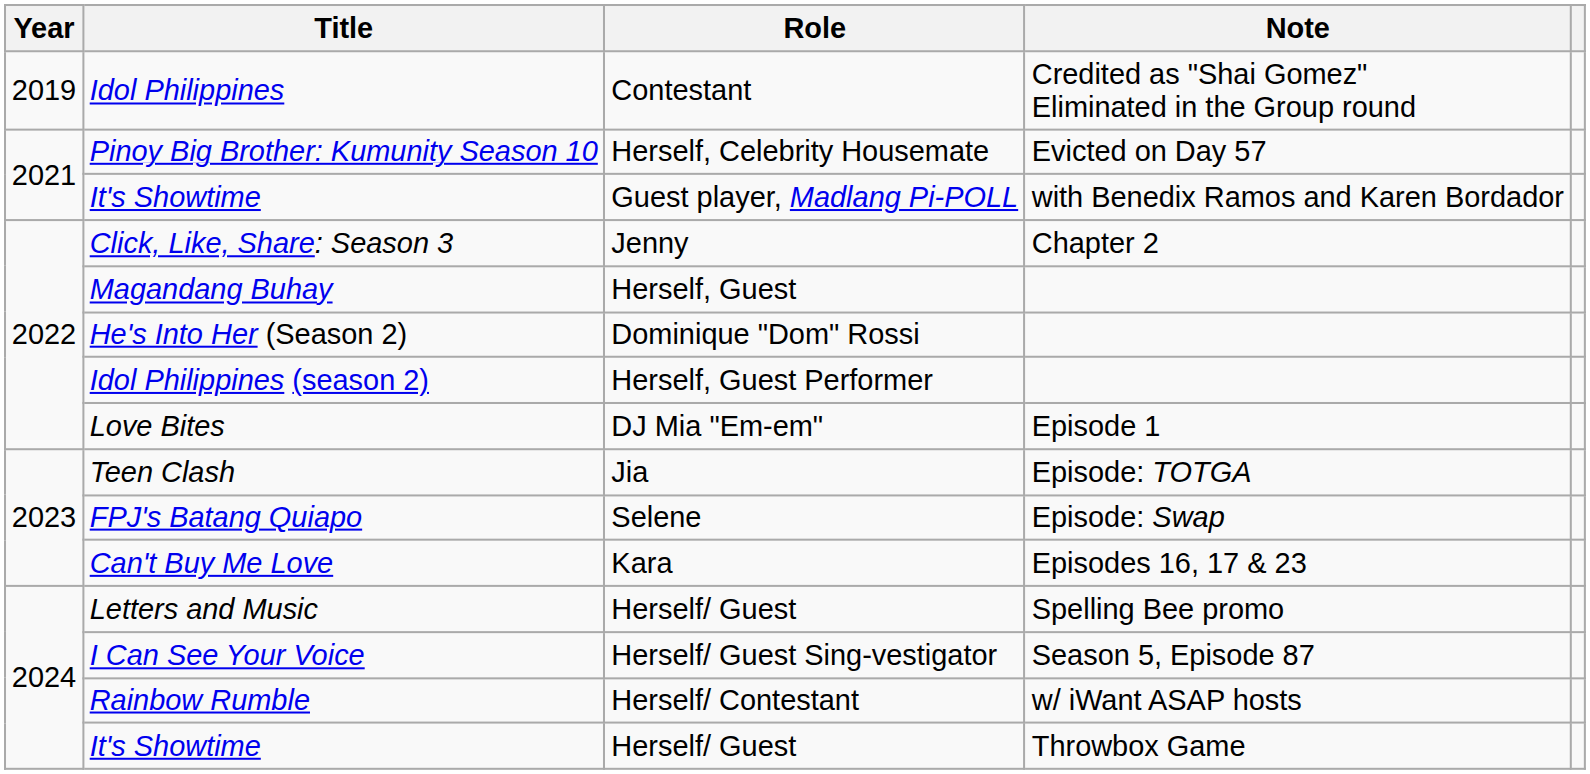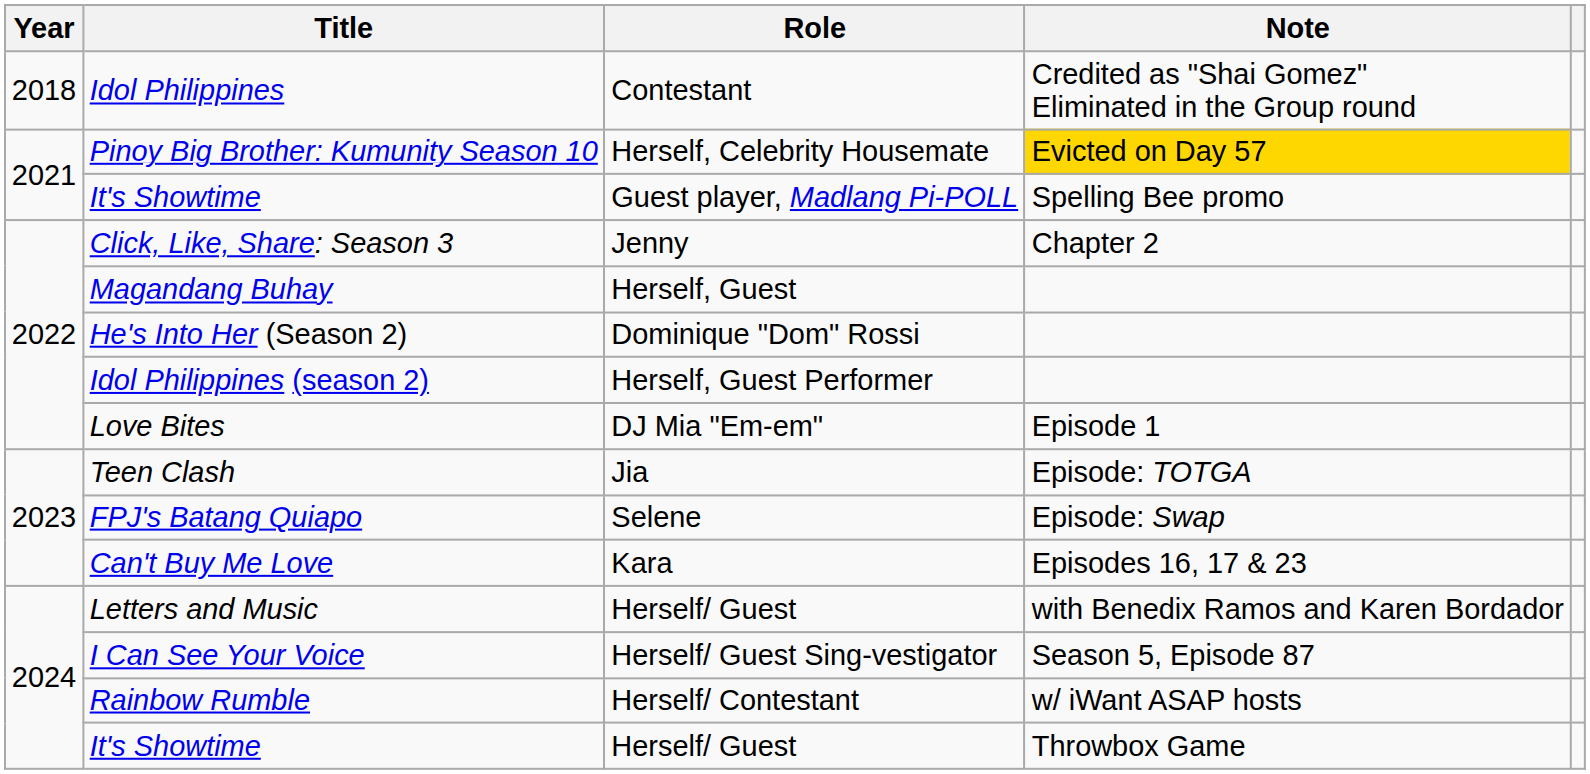(44, 90) 2019 -> (44, 90) 2018
(1149, 152) no background -> (1149, 152) gold background
(1298, 198) with Benedix Ramos and Karen Bordador -> (1158, 198) Spelling Bee promo
(1158, 609) Spelling Bee promo -> (1298, 609) with Benedix Ramos and Karen Bordador
